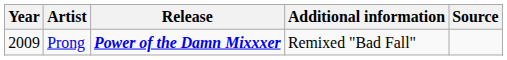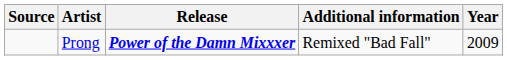columns swapped: (24, 17) <-> (475, 17)
